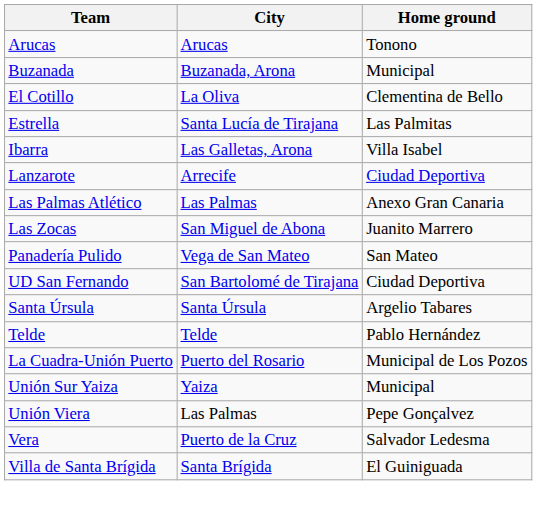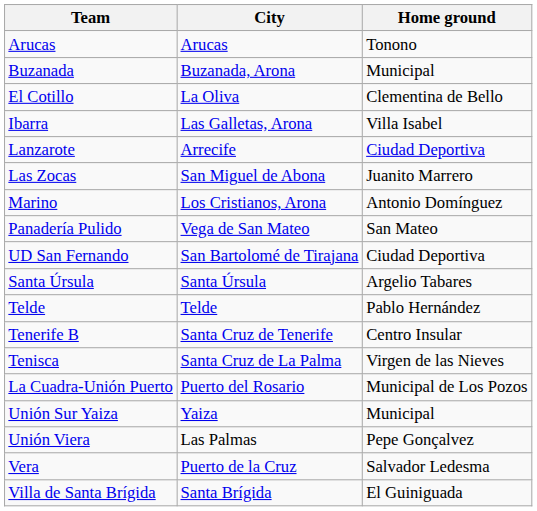- row: (34, 123)
- row: (75, 202)
+ row: (33, 202)
+ row: (44, 334)
+ row: (34, 360)
